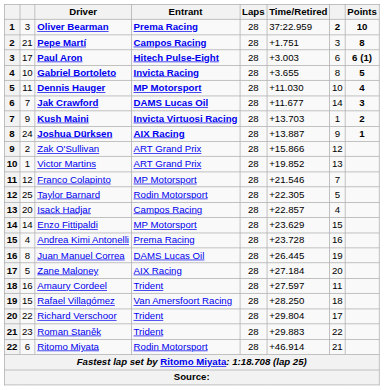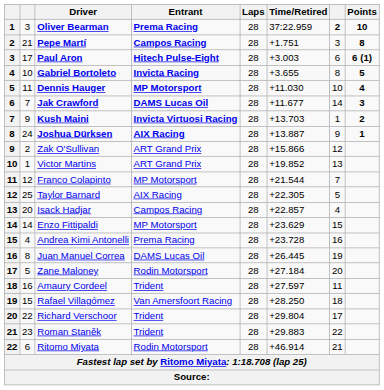(287, 179) +21.546 -> (287, 179) +21.544
(171, 194) Rodin Motorsport -> (158, 194) AIX Racing
(158, 270) AIX Racing -> (171, 270) Rodin Motorsport
